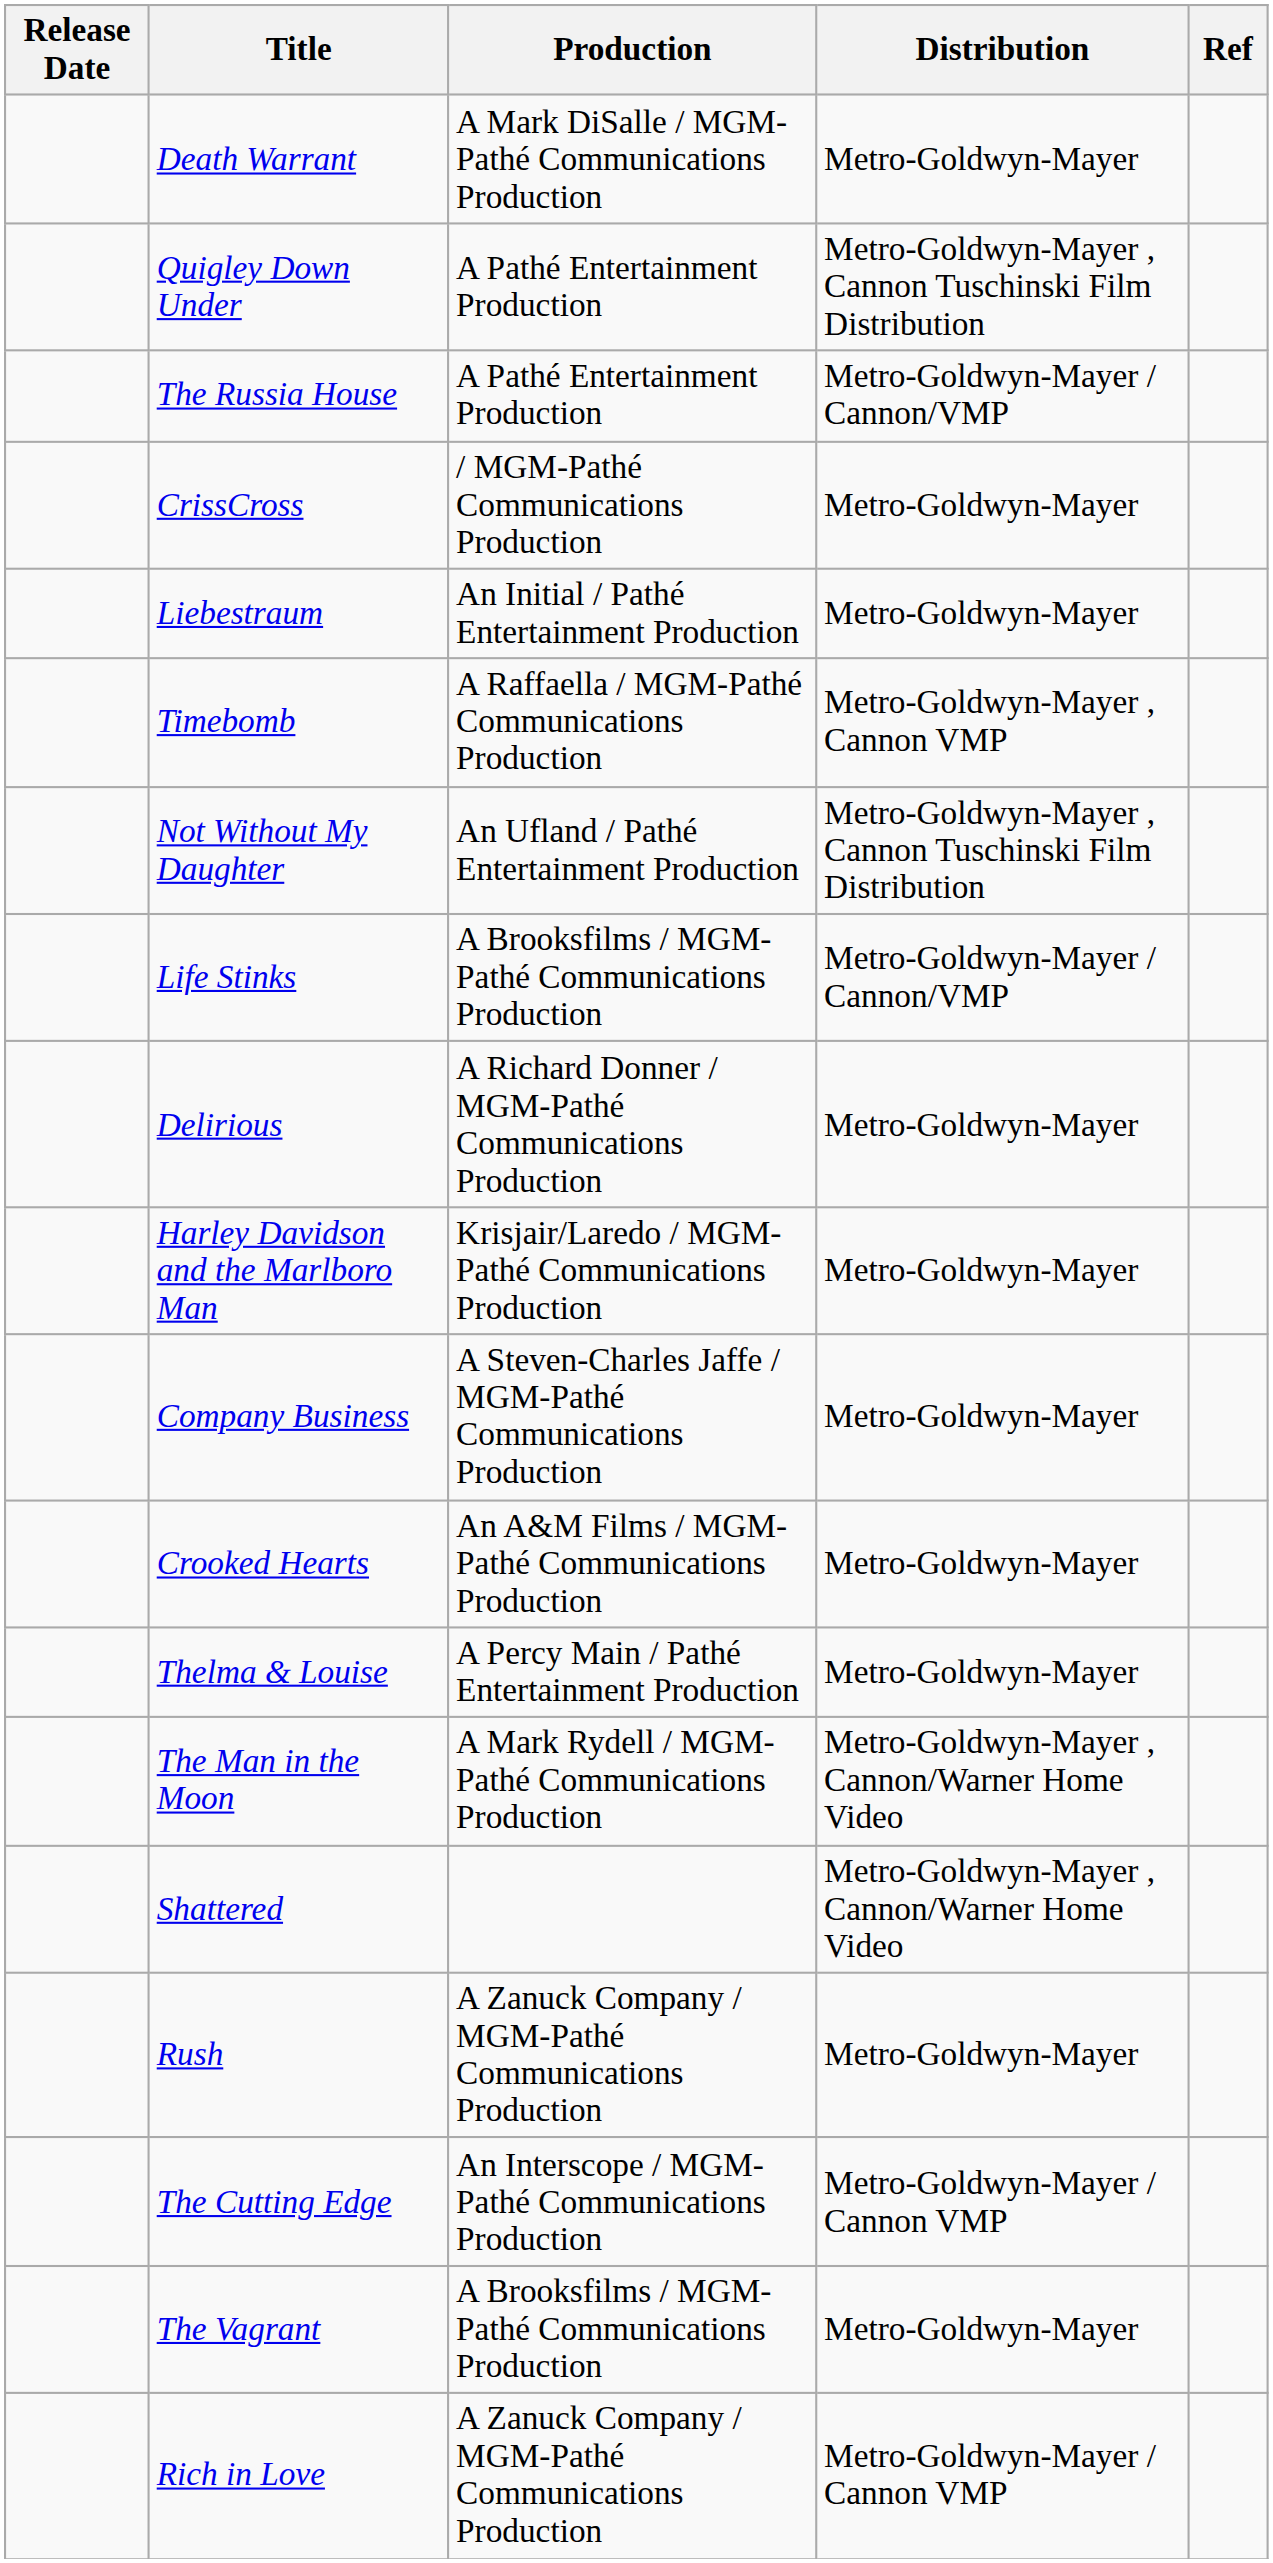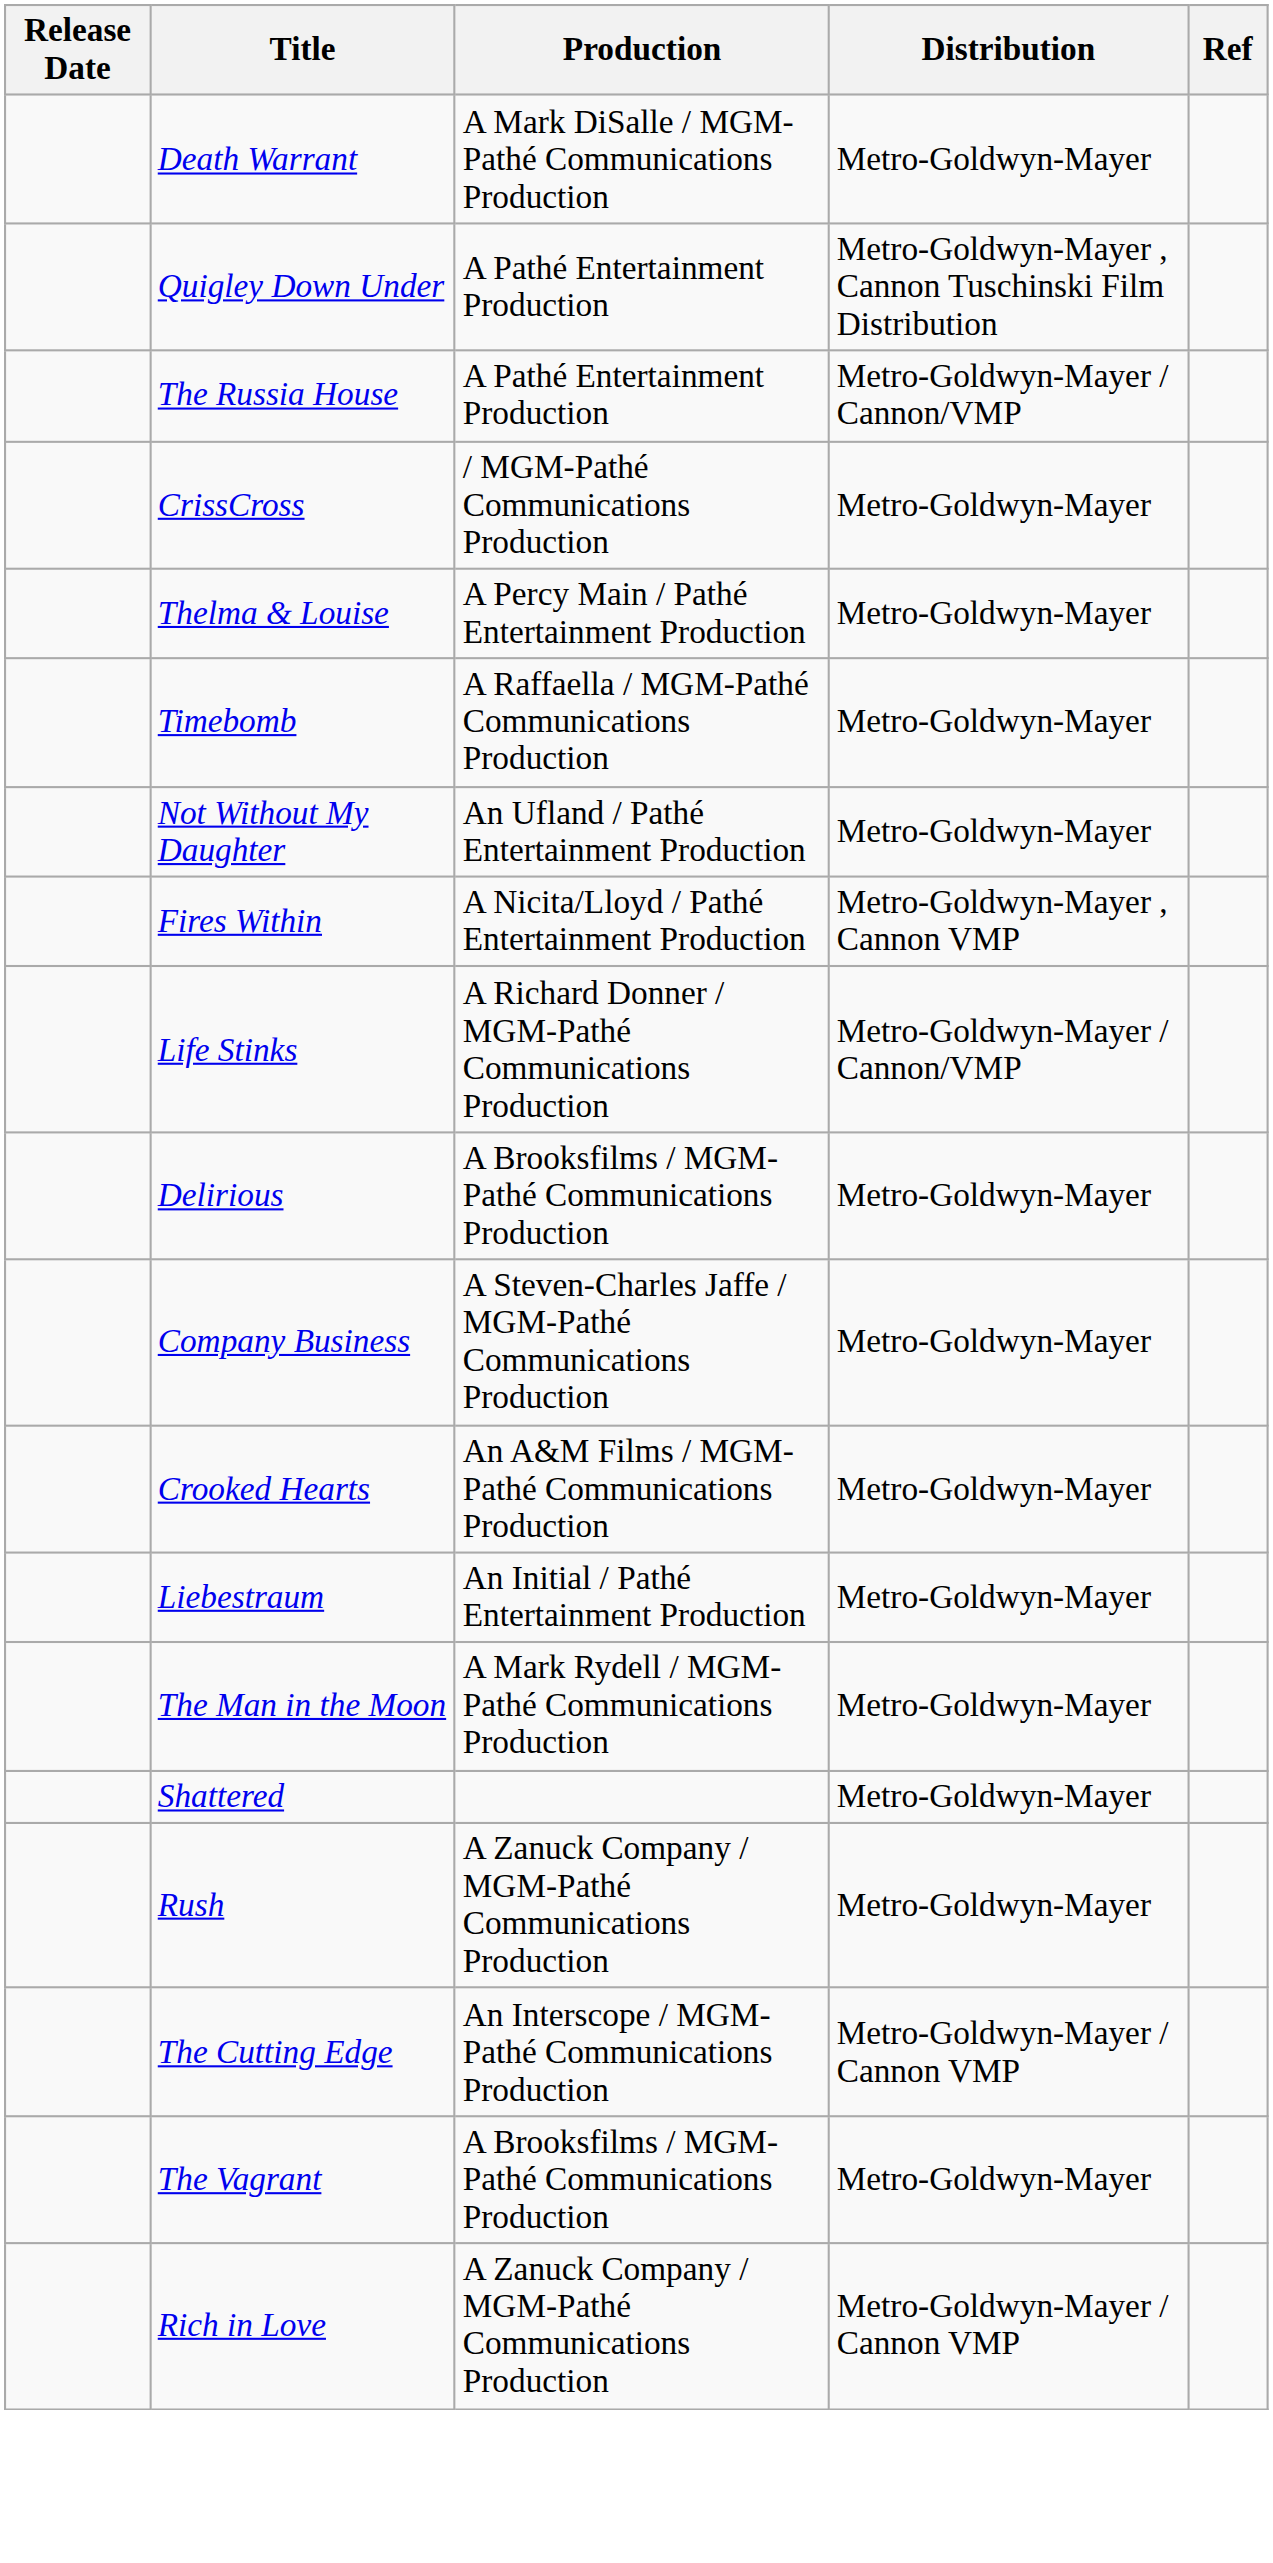rows swapped: (272, 1671) <-> (240, 613)
(990, 721) Metro-Goldwyn-Mayer , Cannon VMP -> (994, 721) Metro-Goldwyn-Mayer
(990, 849) Metro-Goldwyn-Mayer , Cannon Tuschinski Film Distribution -> (994, 830) Metro-Goldwyn-Mayer
+ row: (240, 921)
(614, 977) A Brooksfilms / MGM-Pathé Communications Production -> (594, 1048) A Richard Donner / MGM-Pathé Communications Production
(587, 1123) A Richard Donner / MGM-Pathé Communications Production -> (620, 1195) A Brooksfilms / MGM-Pathé Communications Production
- row: (274, 1270)
(990, 1780) Metro-Goldwyn-Mayer , Cannon/Warner Home Video -> (994, 1705) Metro-Goldwyn-Mayer
(990, 1908) Metro-Goldwyn-Mayer , Cannon/Warner Home Video -> (994, 1796) Metro-Goldwyn-Mayer
